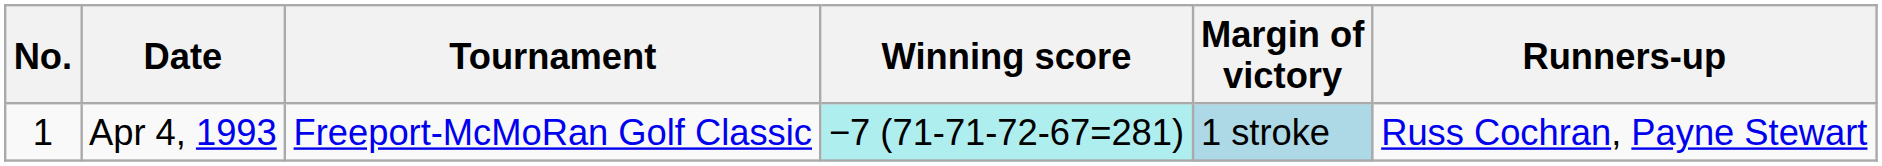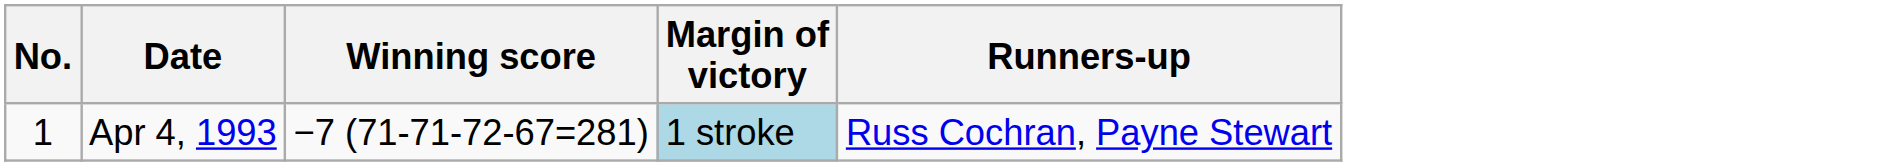- column: (553, 54)
(1006, 132) paleturquoise background -> (471, 132) no background
